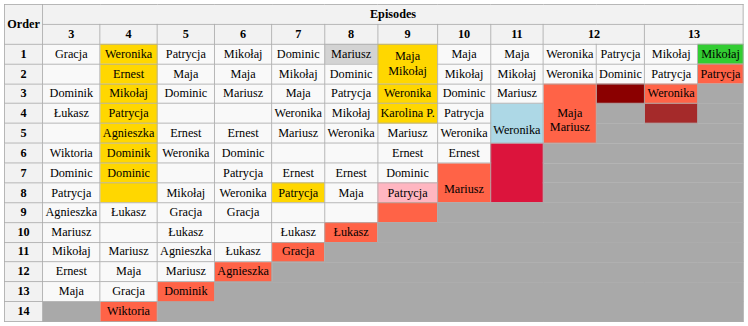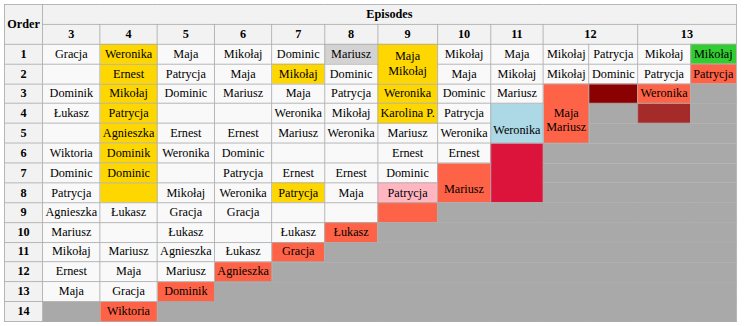(186, 53) Patrycja -> (186, 53) Maja
(464, 53) Maja -> (464, 53) Mikołaj
(570, 53) Weronika -> (566, 53) Mikołaj
(186, 73) Maja -> (186, 73) Patrycja
(298, 73) no background -> (298, 73) gold background
(464, 73) Mikołaj -> (464, 73) Maja
(570, 73) Weronika -> (566, 73) Mikołaj
